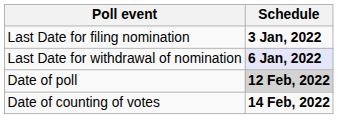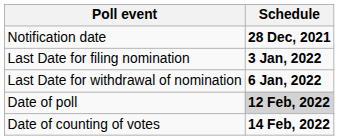+ row: (57, 37)
(285, 59) lavender background -> (285, 80) no background
